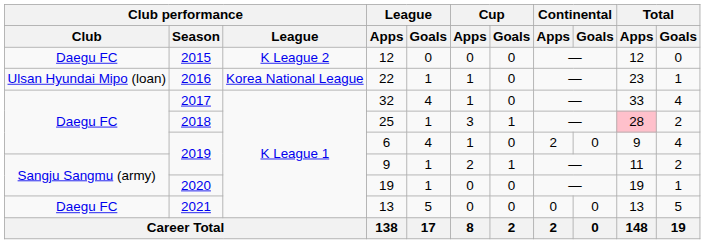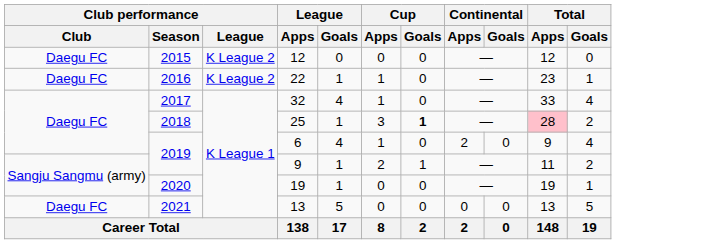(87, 79) Ulsan Hyundai Mipo (loan) -> (77, 79) Daegu FC
(295, 79) Korea National League -> (240, 79) K League 2
(512, 121) normal -> (423, 121) bold
